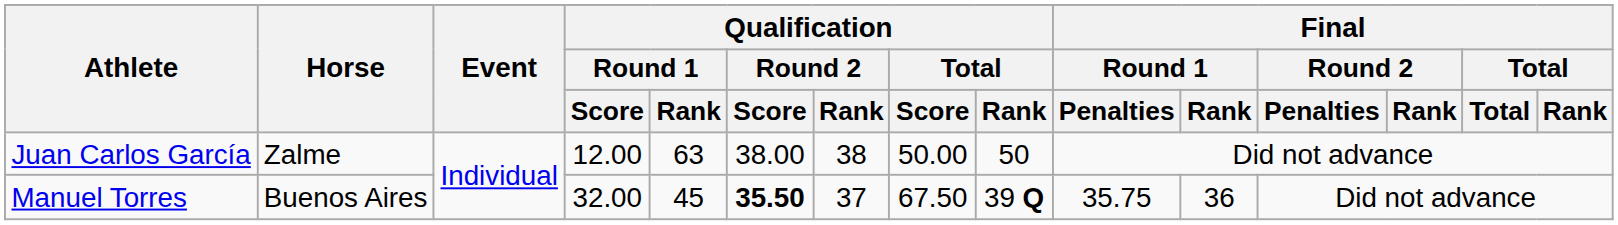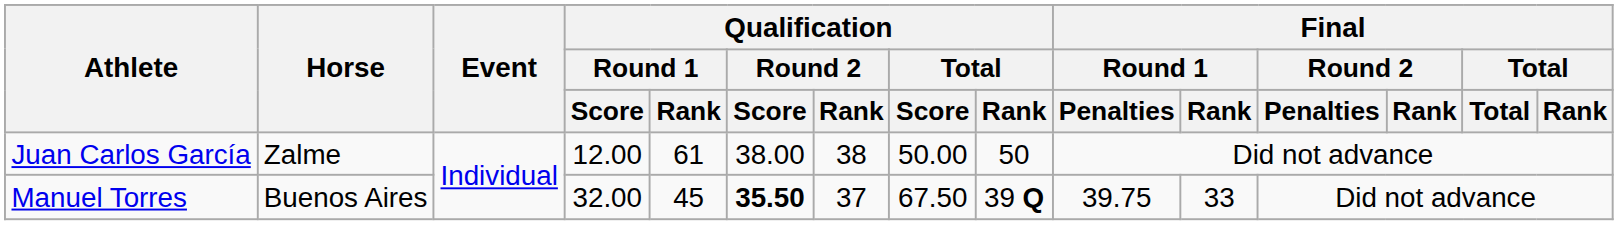(689, 154) 63 -> (689, 154) 61
(1117, 198) 35.75 -> (1117, 198) 39.75
(1219, 198) 36 -> (1219, 198) 33
